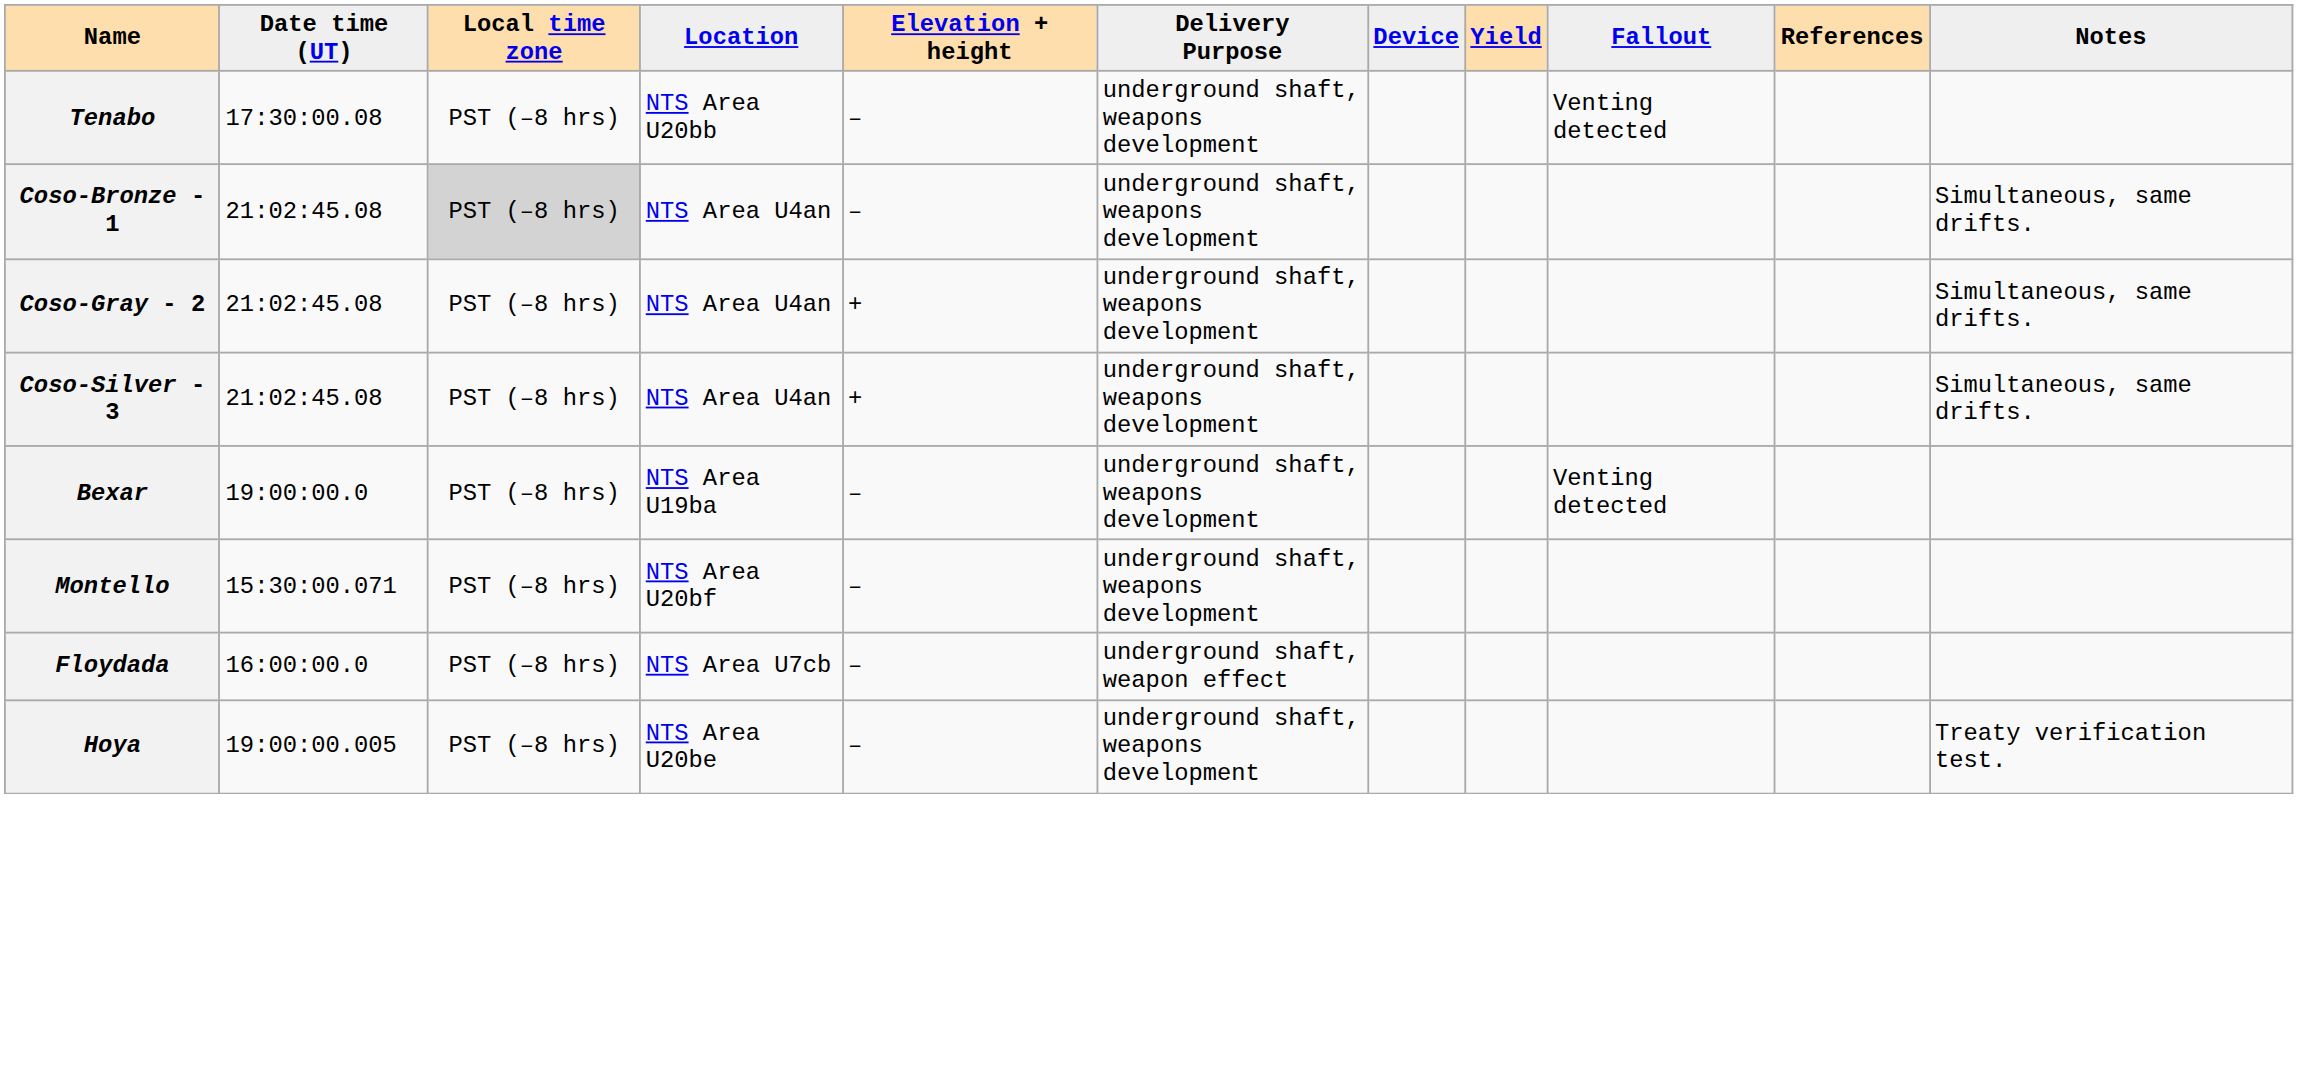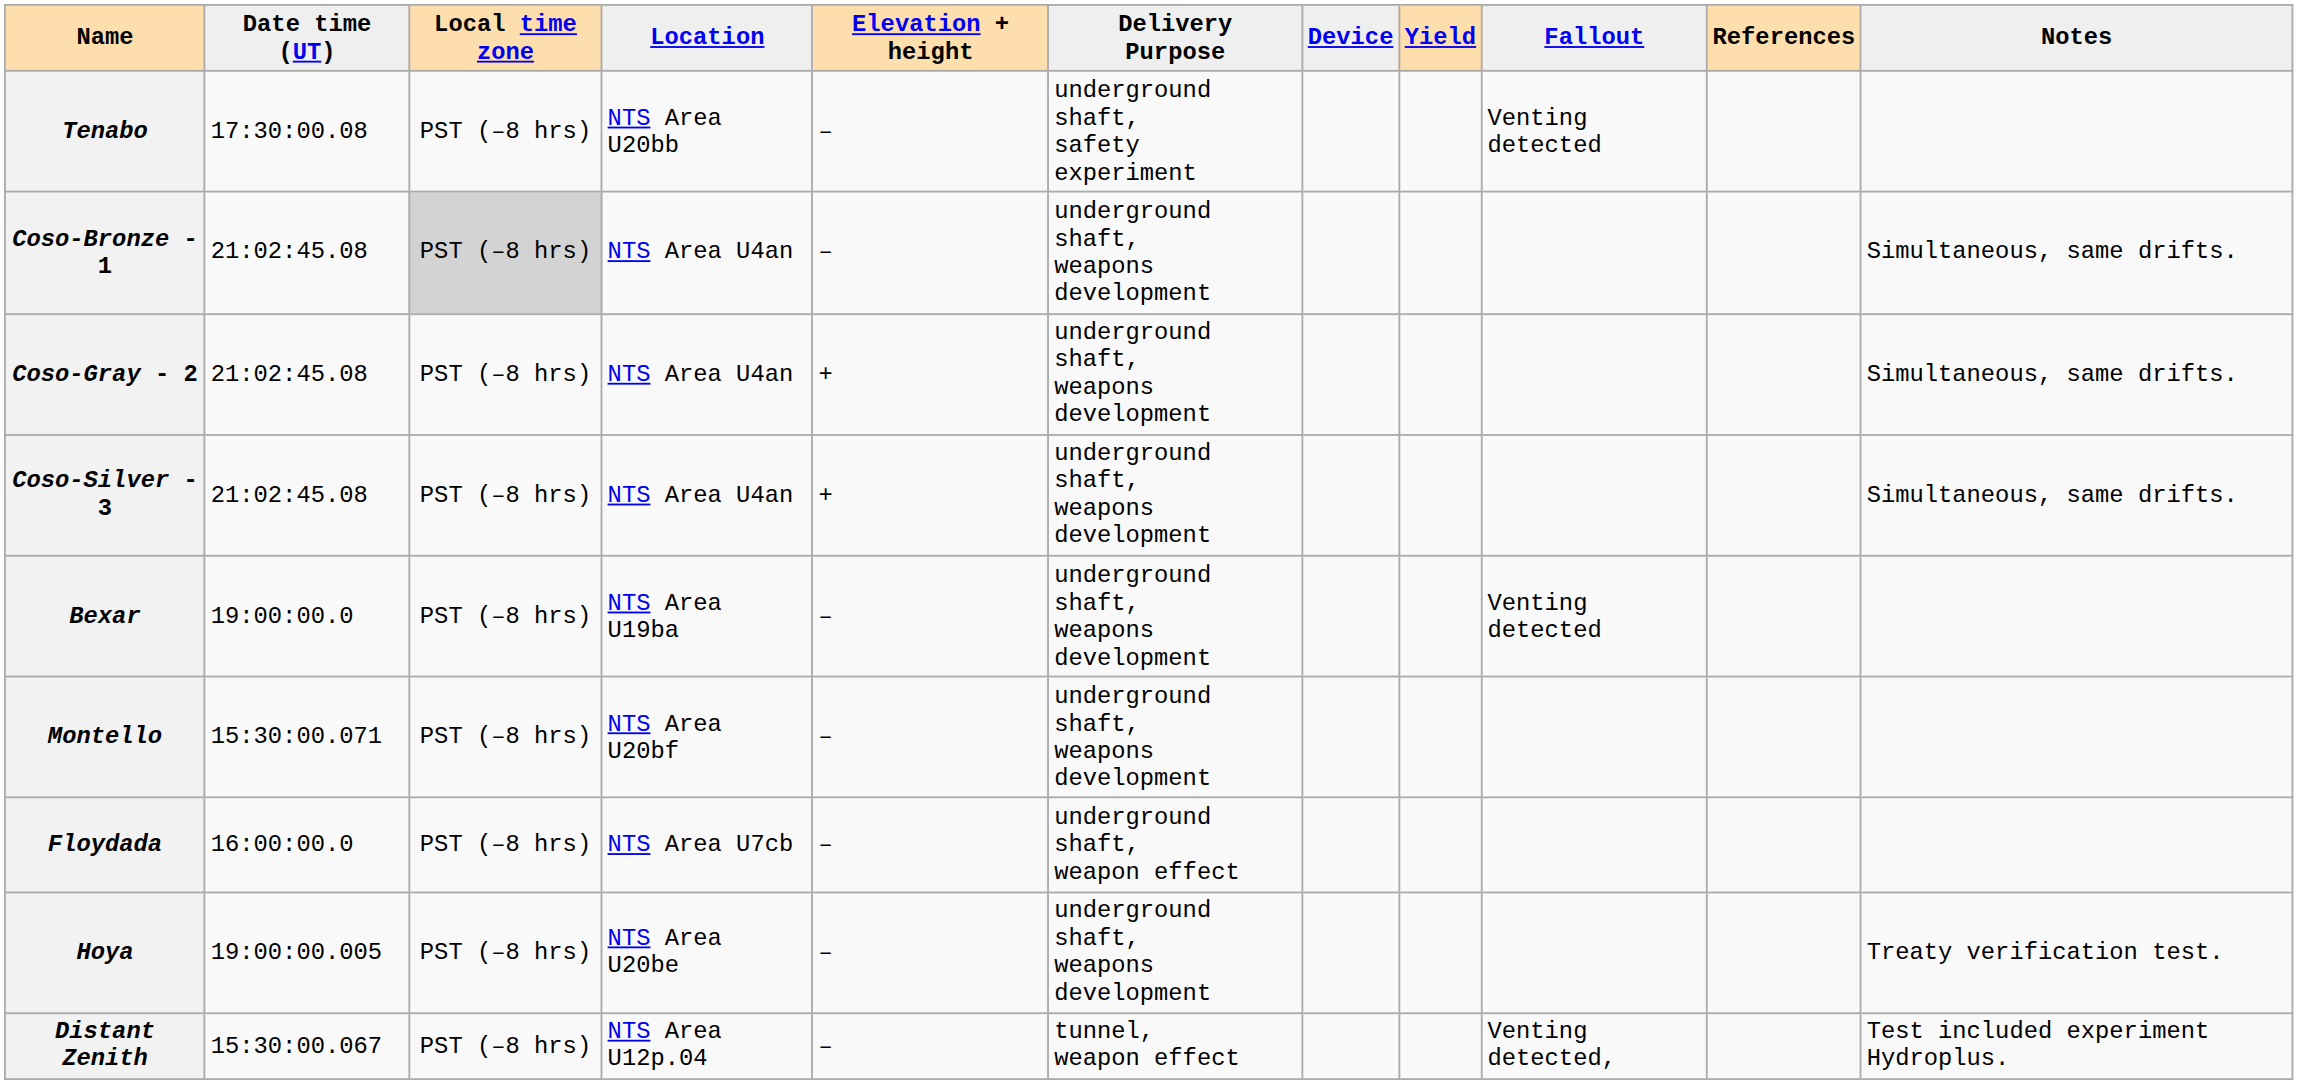(1231, 118) underground shaft, weapons development -> (1133, 132) underground shaft, safety experiment
+ row: (105, 1046)
